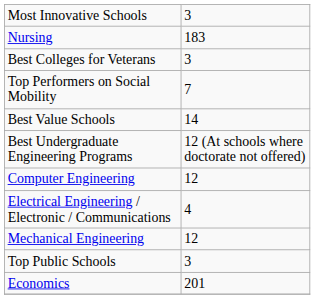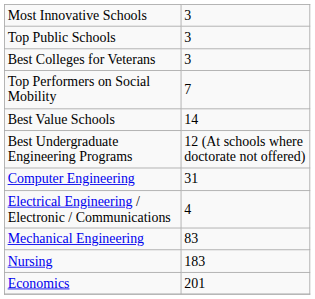rows swapped: (62, 261) <-> (30, 37)
(191, 179) 12 -> (191, 179) 31
(191, 239) 12 -> (191, 239) 83
